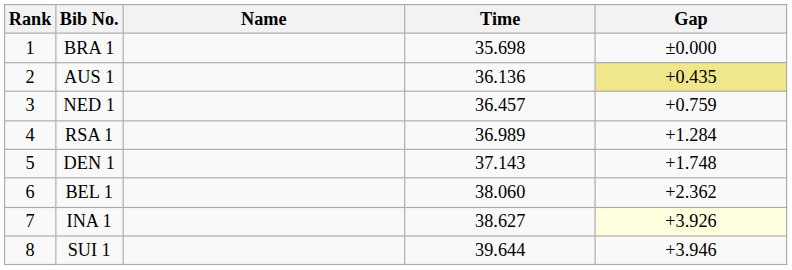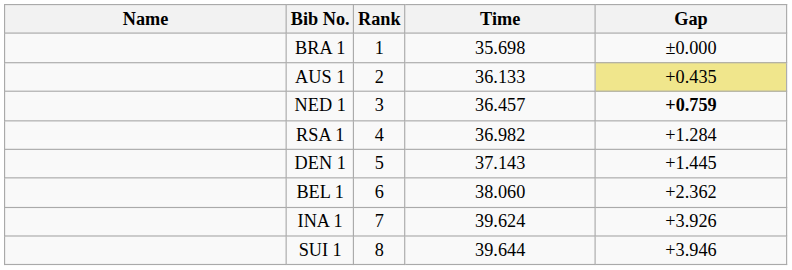columns swapped: (30, 18) <-> (264, 18)
(500, 76) 36.136 -> (500, 76) 36.133
(691, 105) normal -> (691, 105) bold
(500, 134) 36.989 -> (500, 134) 36.982
(691, 163) +1.748 -> (691, 163) +1.445
(500, 221) 38.627 -> (500, 221) 39.624
(691, 221) lightyellow background -> (691, 221) no background
